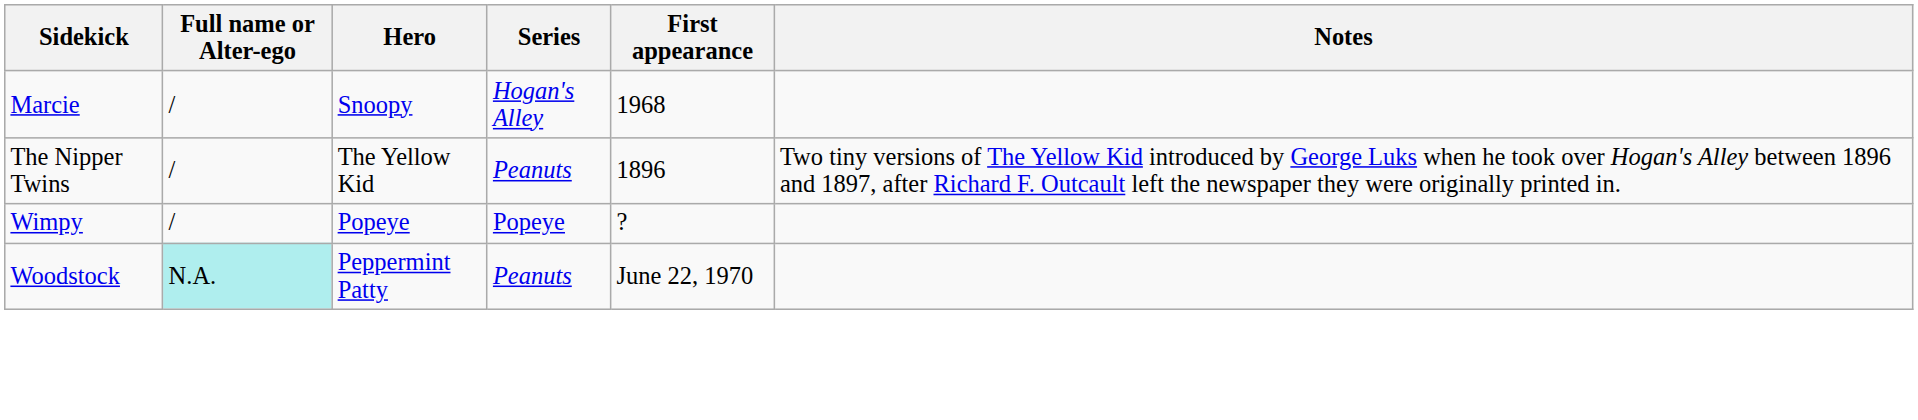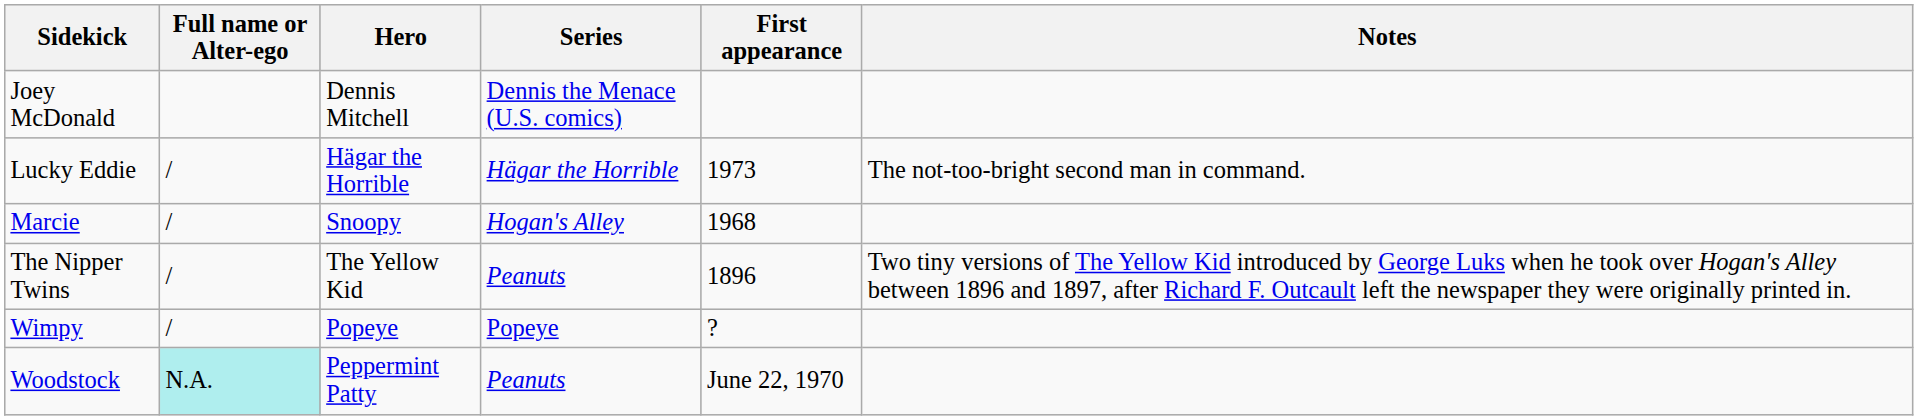+ row: (63, 104)
+ row: (73, 170)
